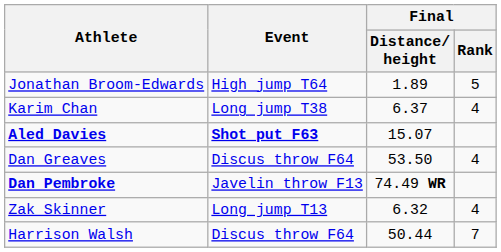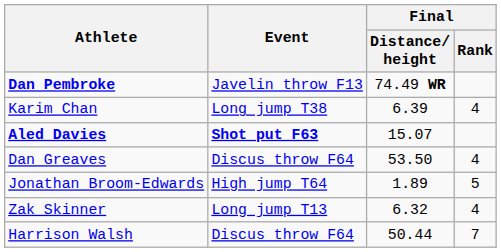rows swapped: (106, 85) <-> (62, 184)
(410, 109) 6.37 -> (410, 109) 6.39
